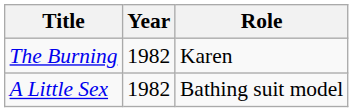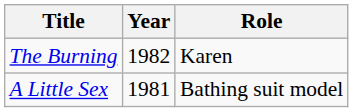(149, 89) 1982 -> (149, 89) 1981
